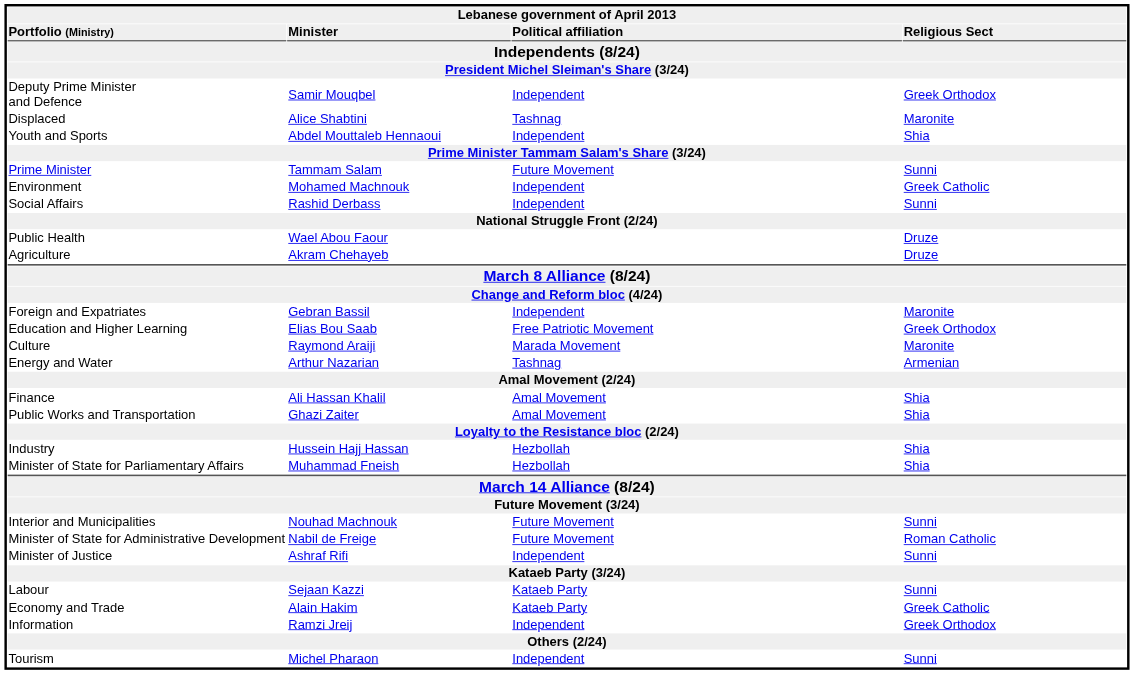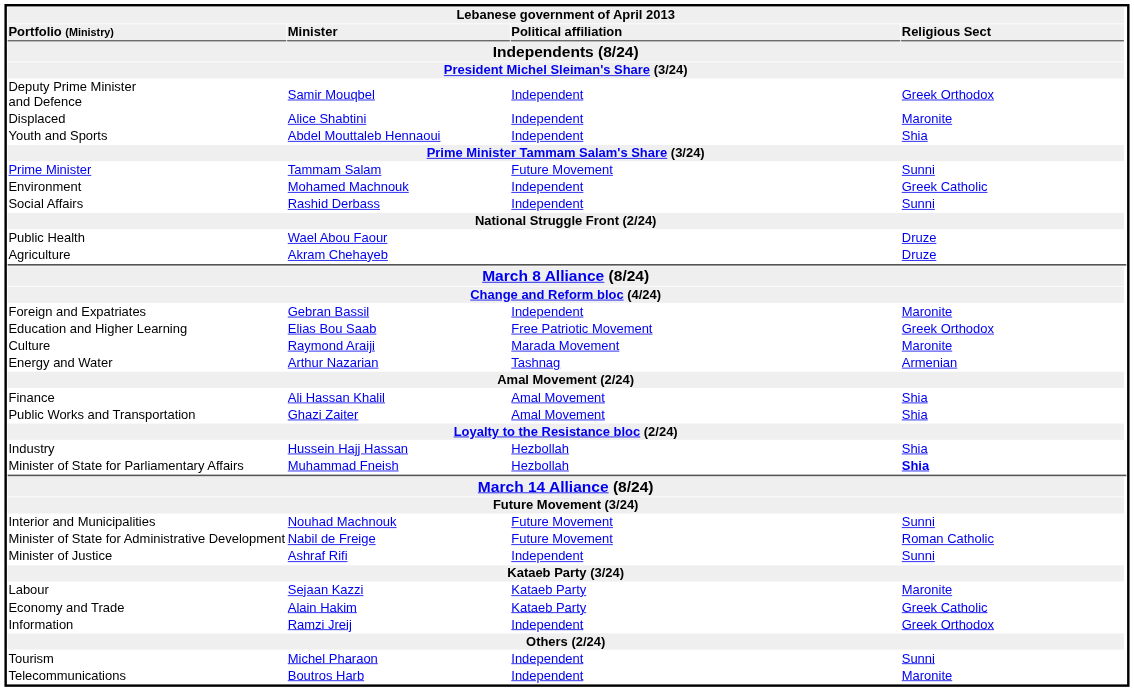(537, 119) Tashnag -> (547, 119) Independent
(917, 465) normal -> (915, 465) bold
(920, 590) Sunni -> (927, 590) Maronite
+ row: (67, 675)
